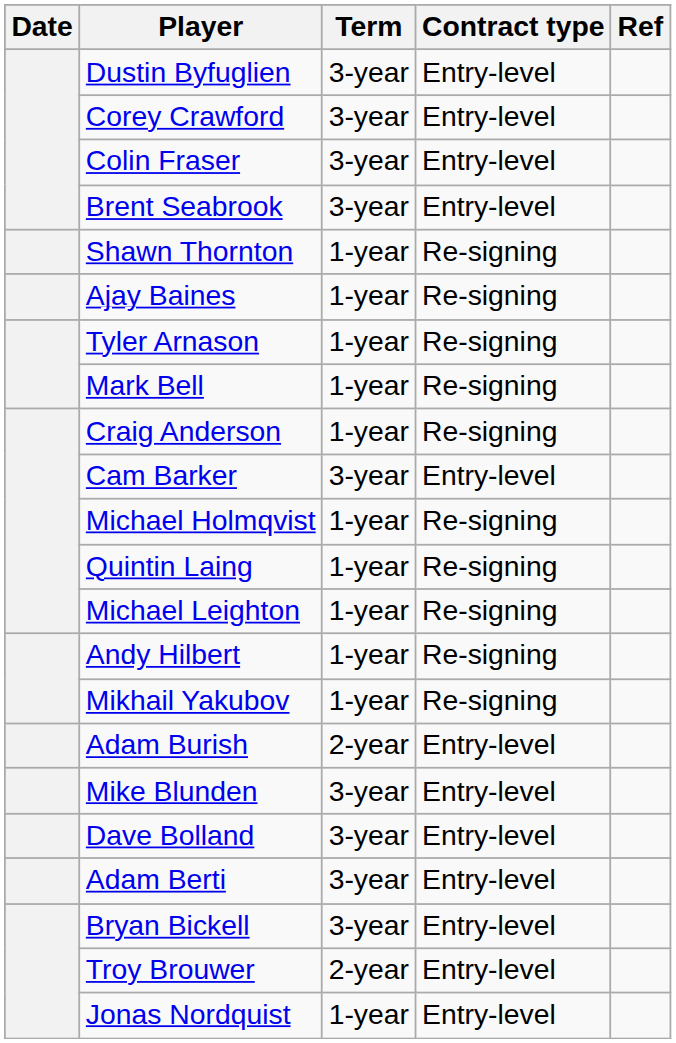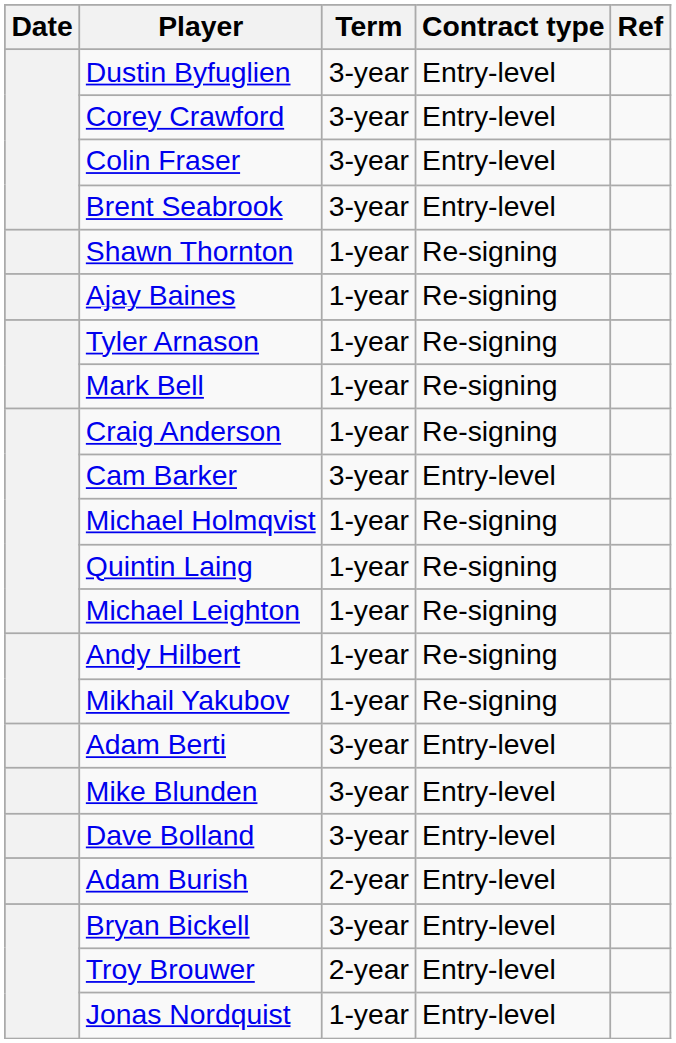rows swapped: (167, 745) <-> (156, 880)
